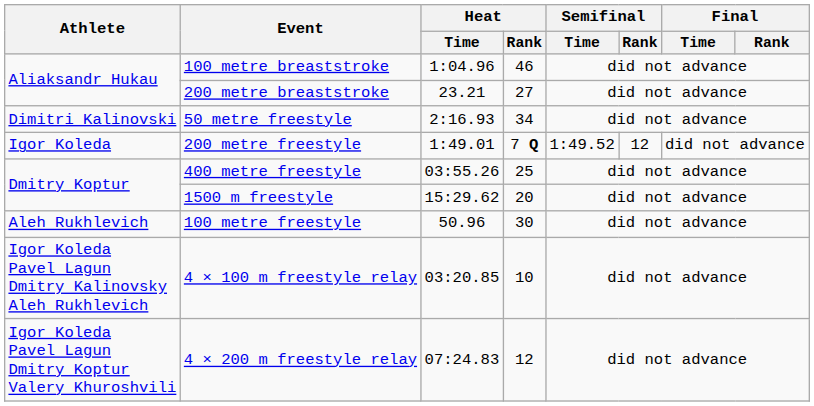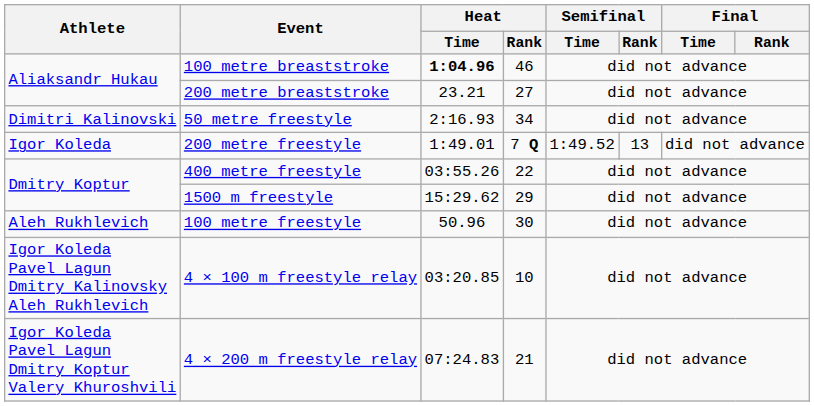(462, 67) normal -> (462, 67) bold
(640, 145) 12 -> (640, 145) 13
(524, 171) 25 -> (524, 171) 22
(524, 197) 20 -> (524, 197) 29
(524, 360) 12 -> (524, 360) 21
